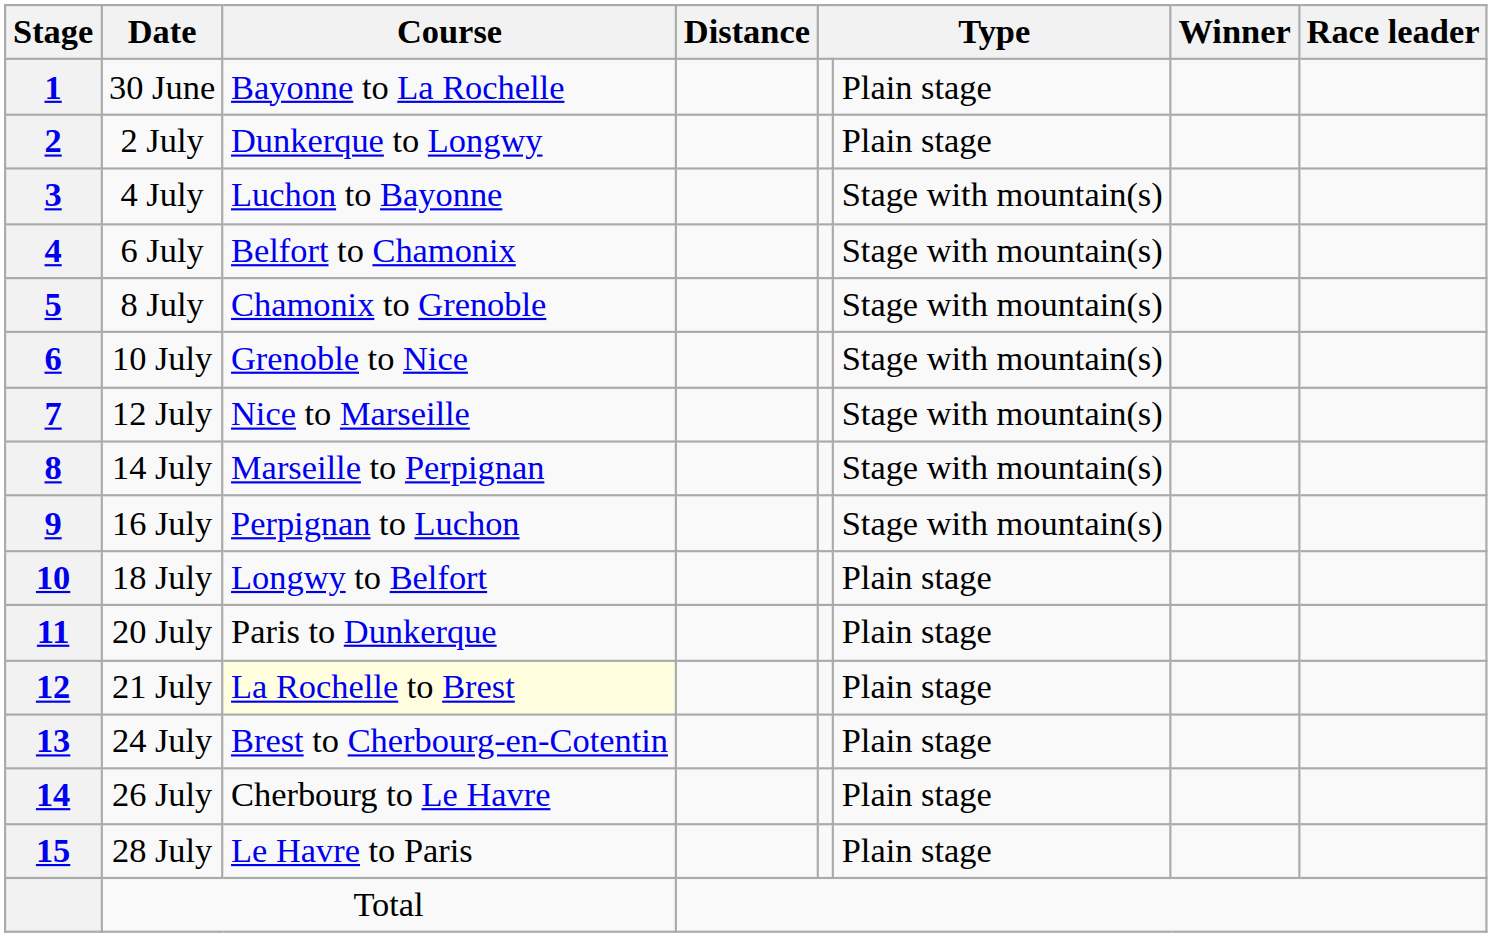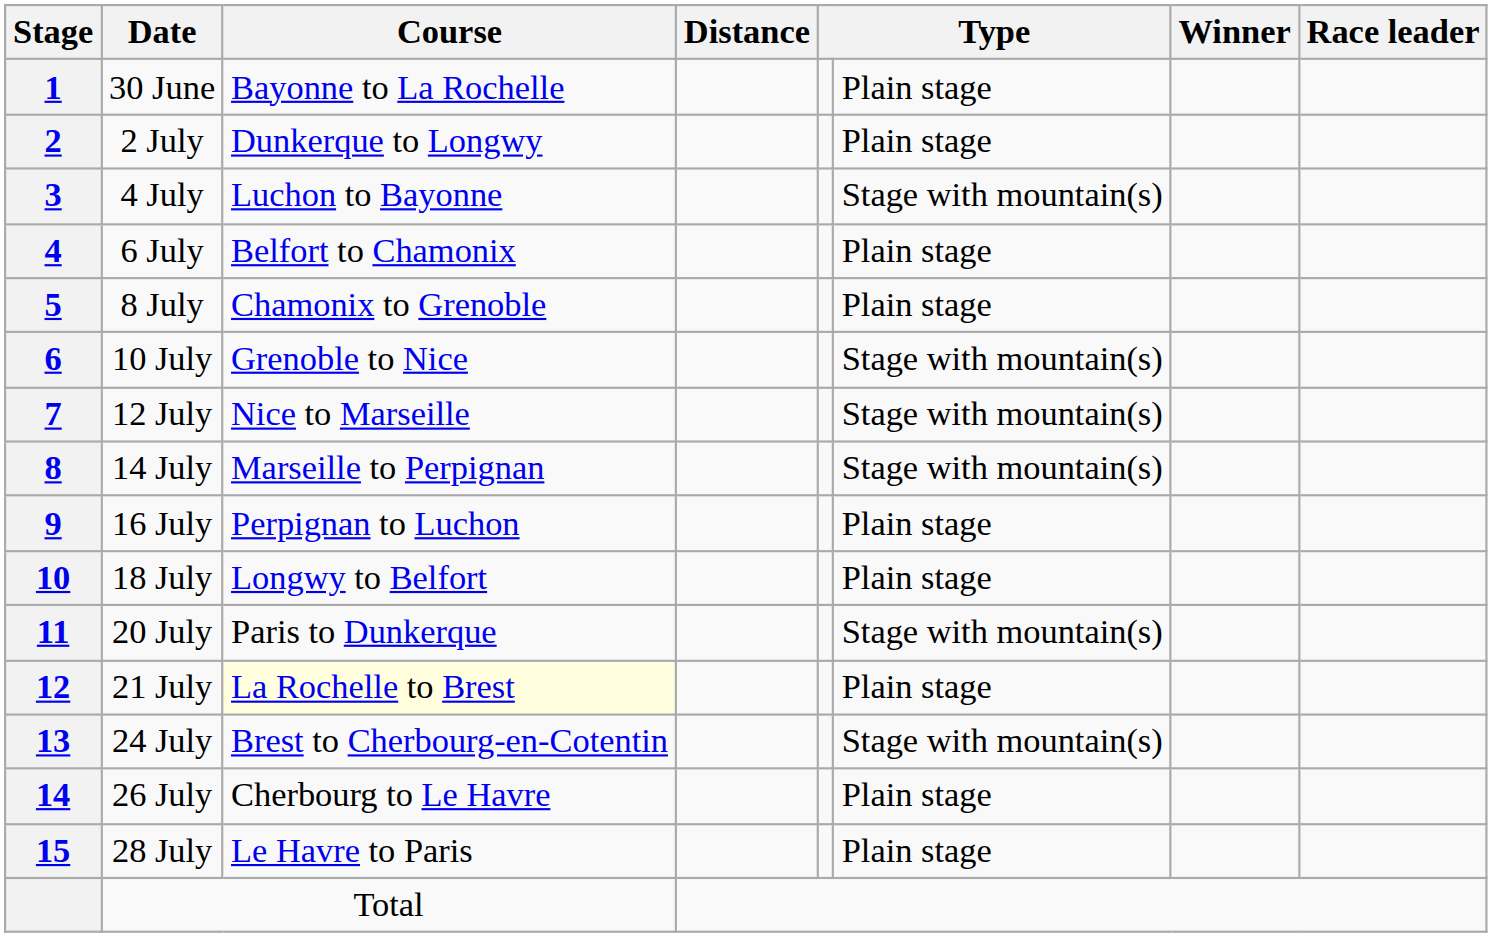(1002, 250) Stage with mountain(s) -> (917, 250) Plain stage
(1002, 304) Stage with mountain(s) -> (917, 304) Plain stage
(1002, 522) Stage with mountain(s) -> (917, 522) Plain stage
(917, 631) Plain stage -> (1002, 631) Stage with mountain(s)
(917, 741) Plain stage -> (1002, 741) Stage with mountain(s)
